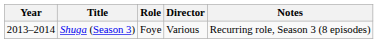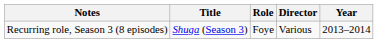columns swapped: (31, 13) <-> (290, 13)
